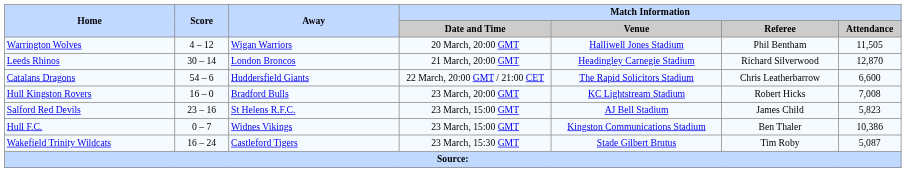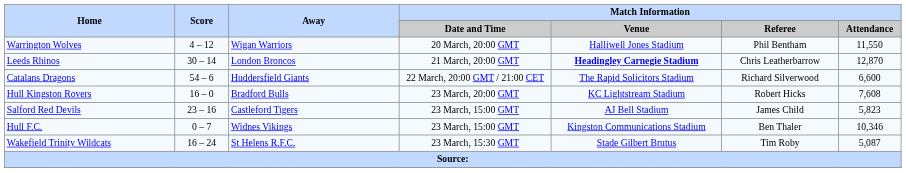(870, 45) 11,505 -> (870, 45) 11,550
(637, 61) normal -> (637, 61) bold
(780, 61) Richard Silverwood -> (780, 61) Chris Leatherbarrow
(780, 77) Chris Leatherbarrow -> (780, 77) Richard Silverwood
(870, 94) 7,008 -> (870, 94) 7,608
(263, 110) St Helens R.F.C. -> (264, 110) Castleford Tigers
(870, 126) 10,386 -> (870, 126) 10,346
(264, 143) Castleford Tigers -> (263, 143) St Helens R.F.C.
